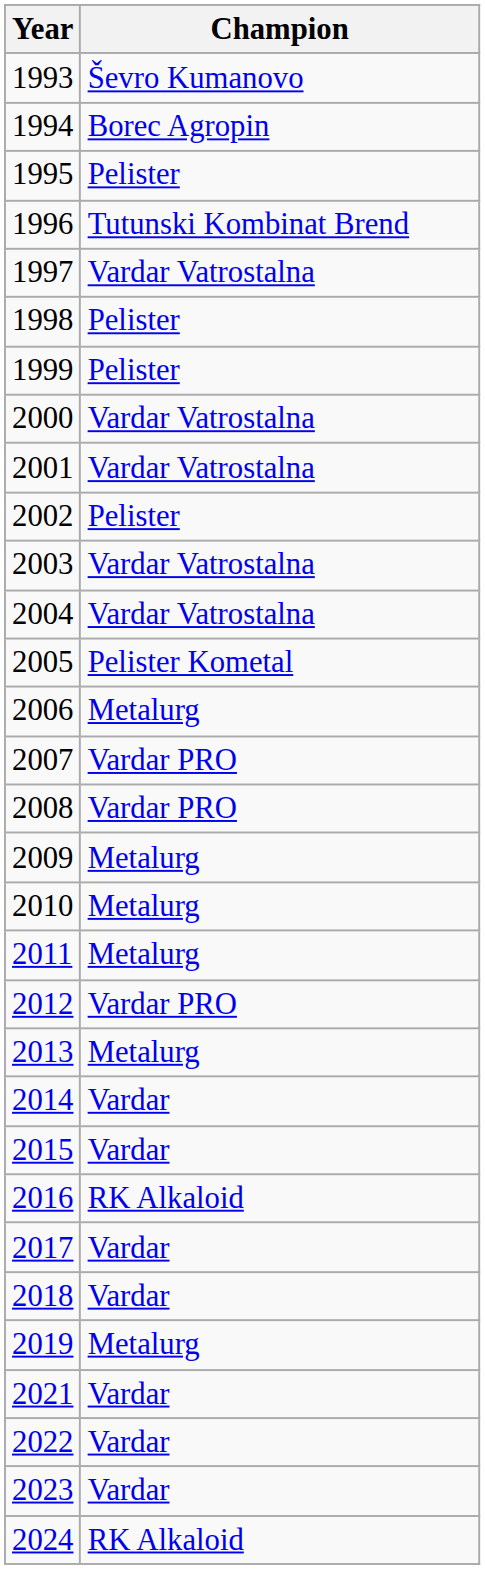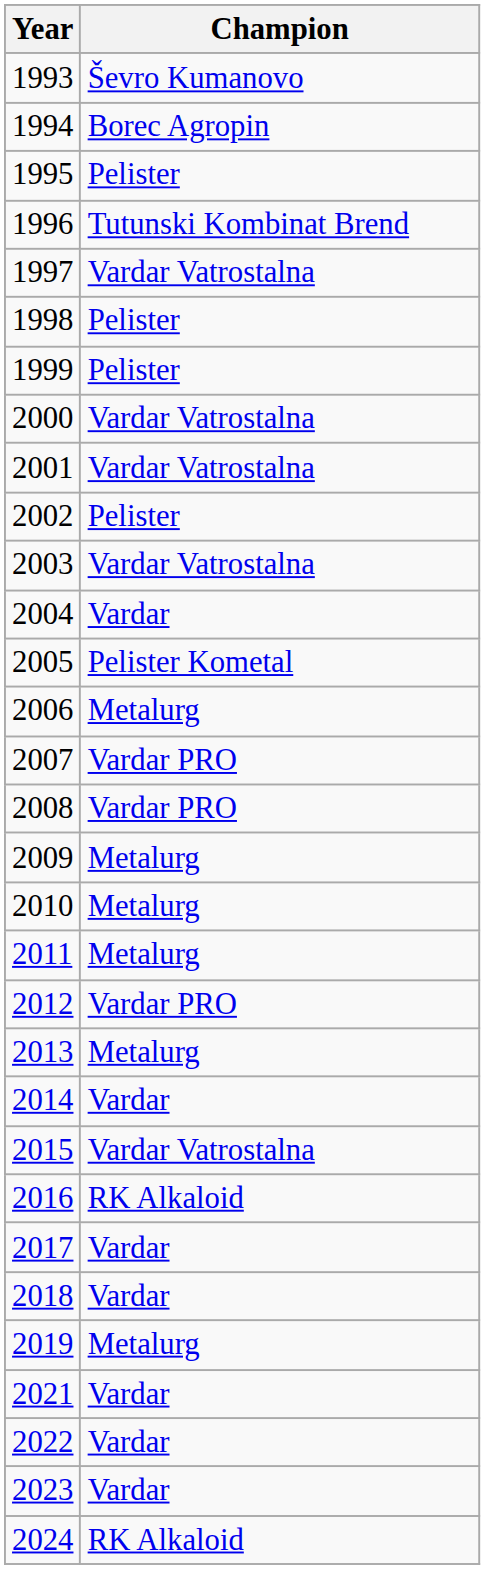(201, 613) Vardar Vatrostalna -> (129, 613) Vardar
(129, 1149) Vardar -> (201, 1149) Vardar Vatrostalna
